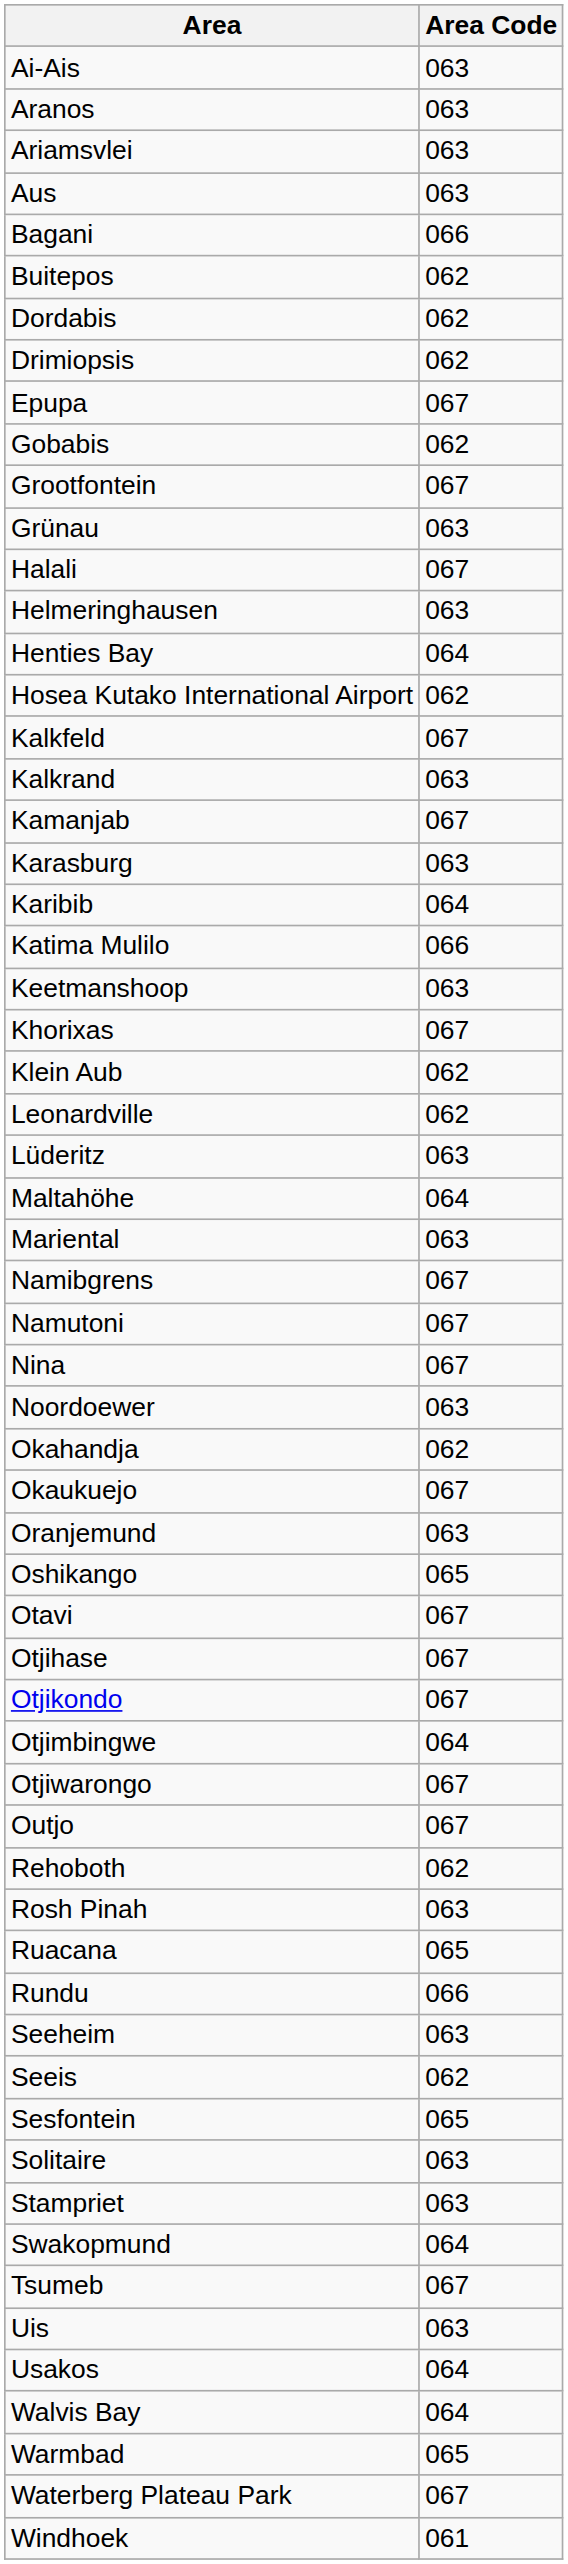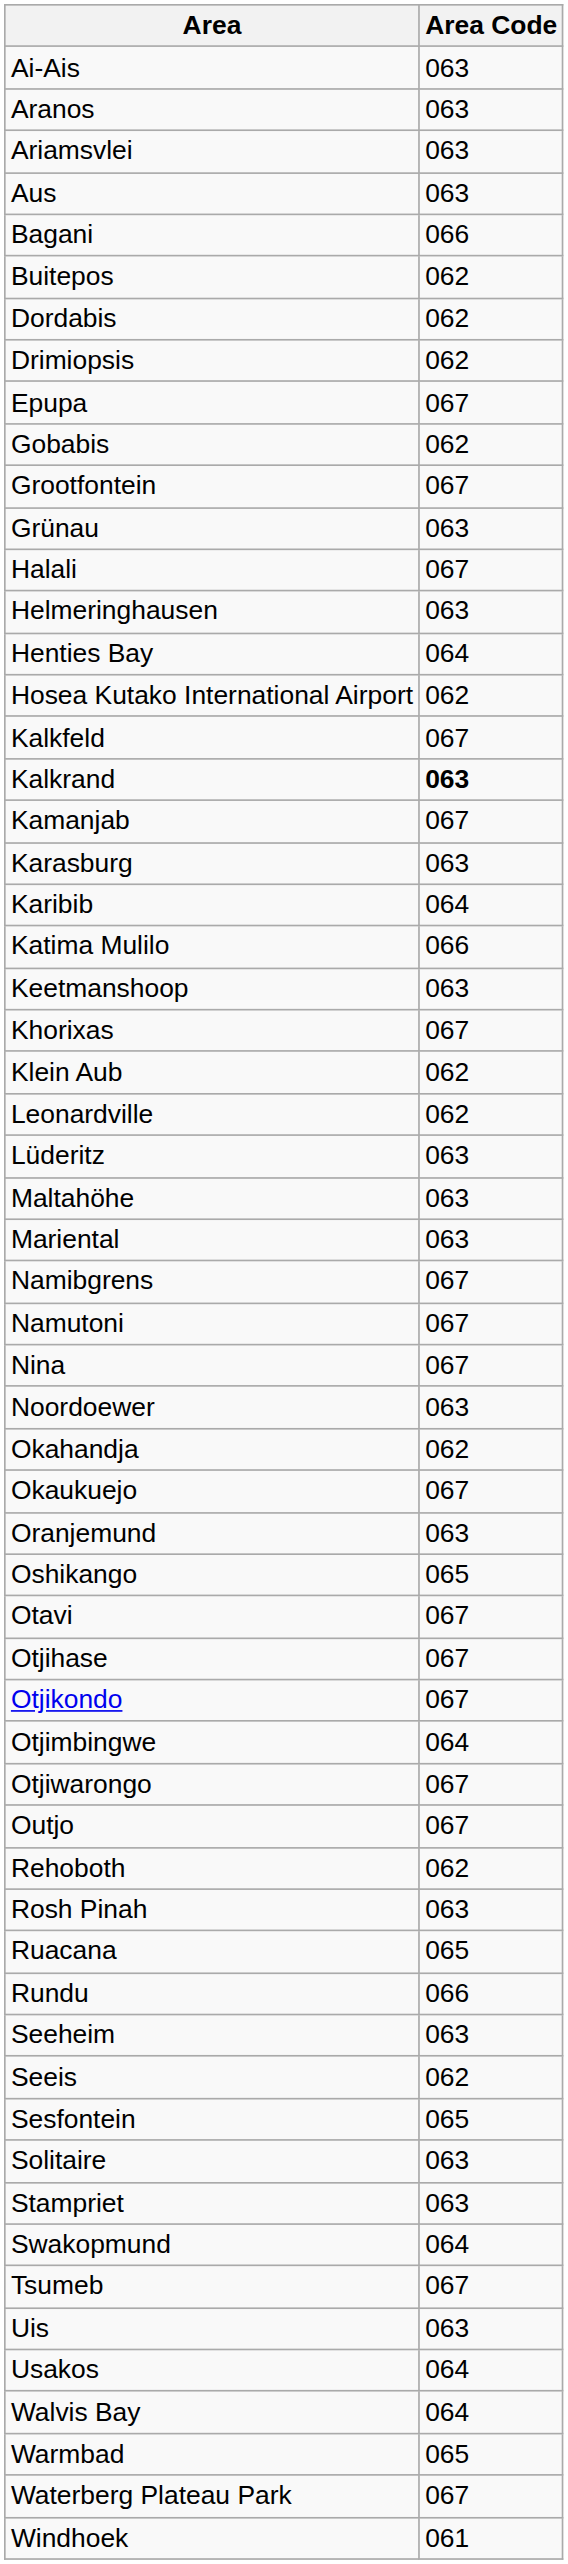(447, 779) normal -> (447, 779) bold
(447, 1197) 064 -> (447, 1197) 063
